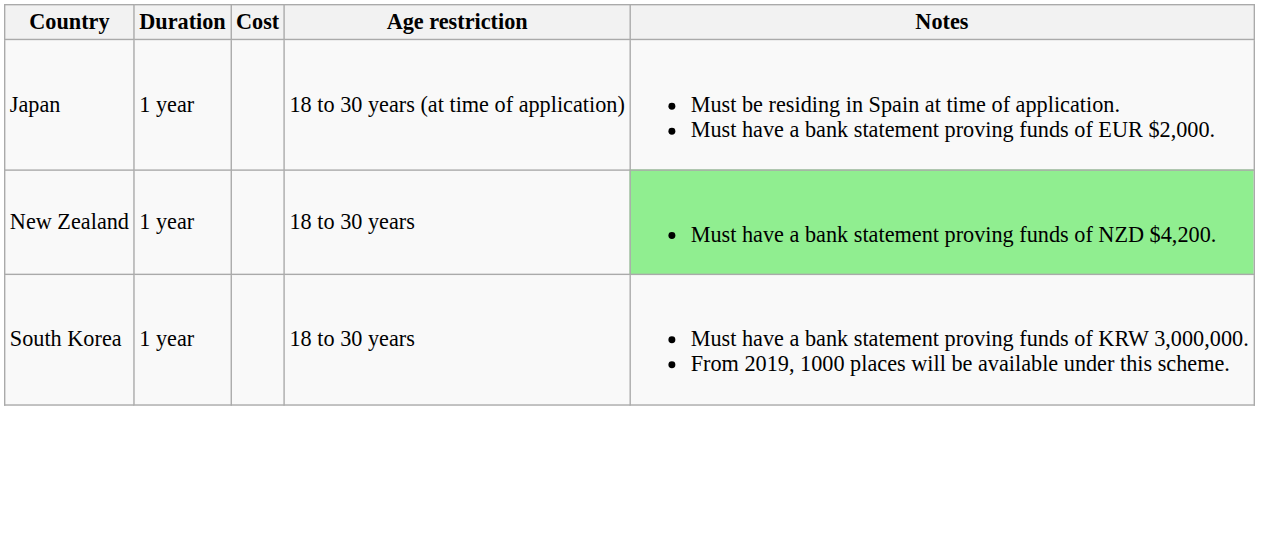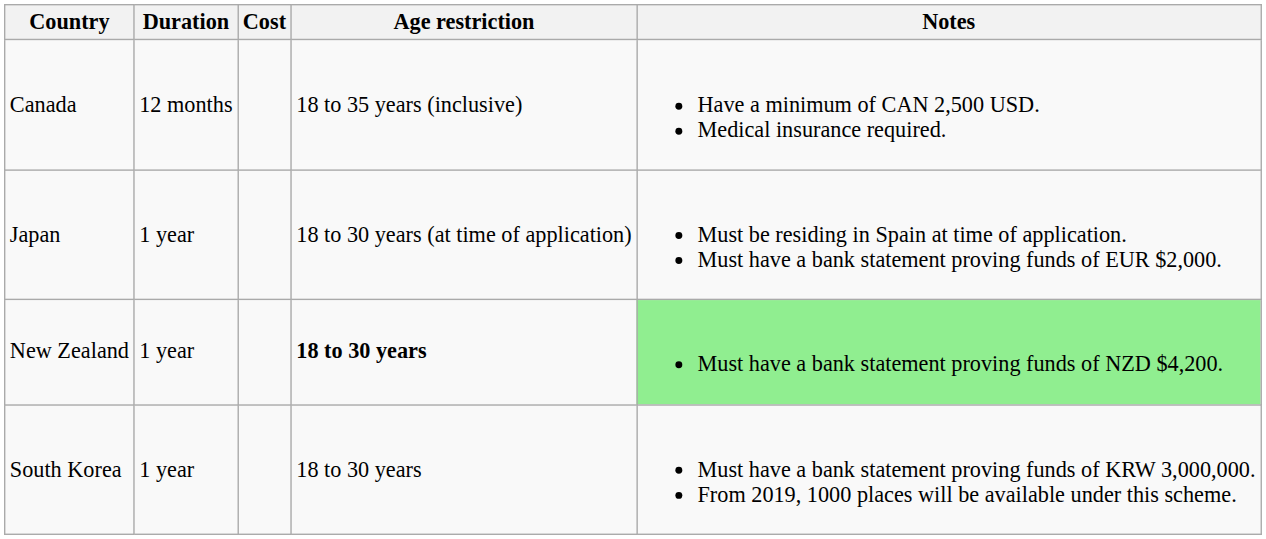+ row: (43, 104)
(352, 221) normal -> (361, 351) bold
